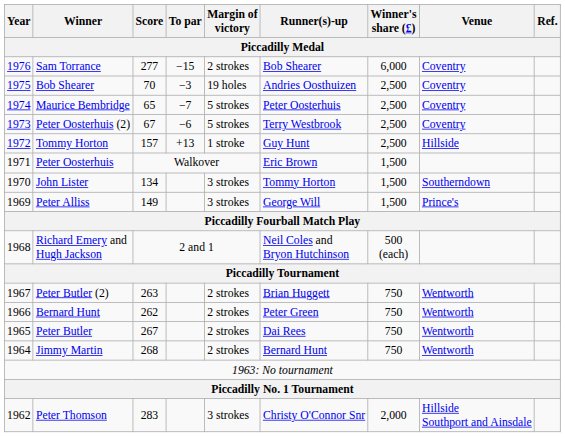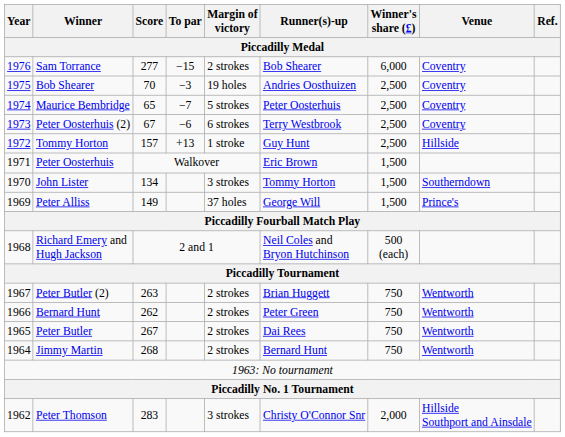(228, 124) 5 strokes -> (228, 124) 6 strokes
(228, 201) 3 strokes -> (227, 201) 37 holes
